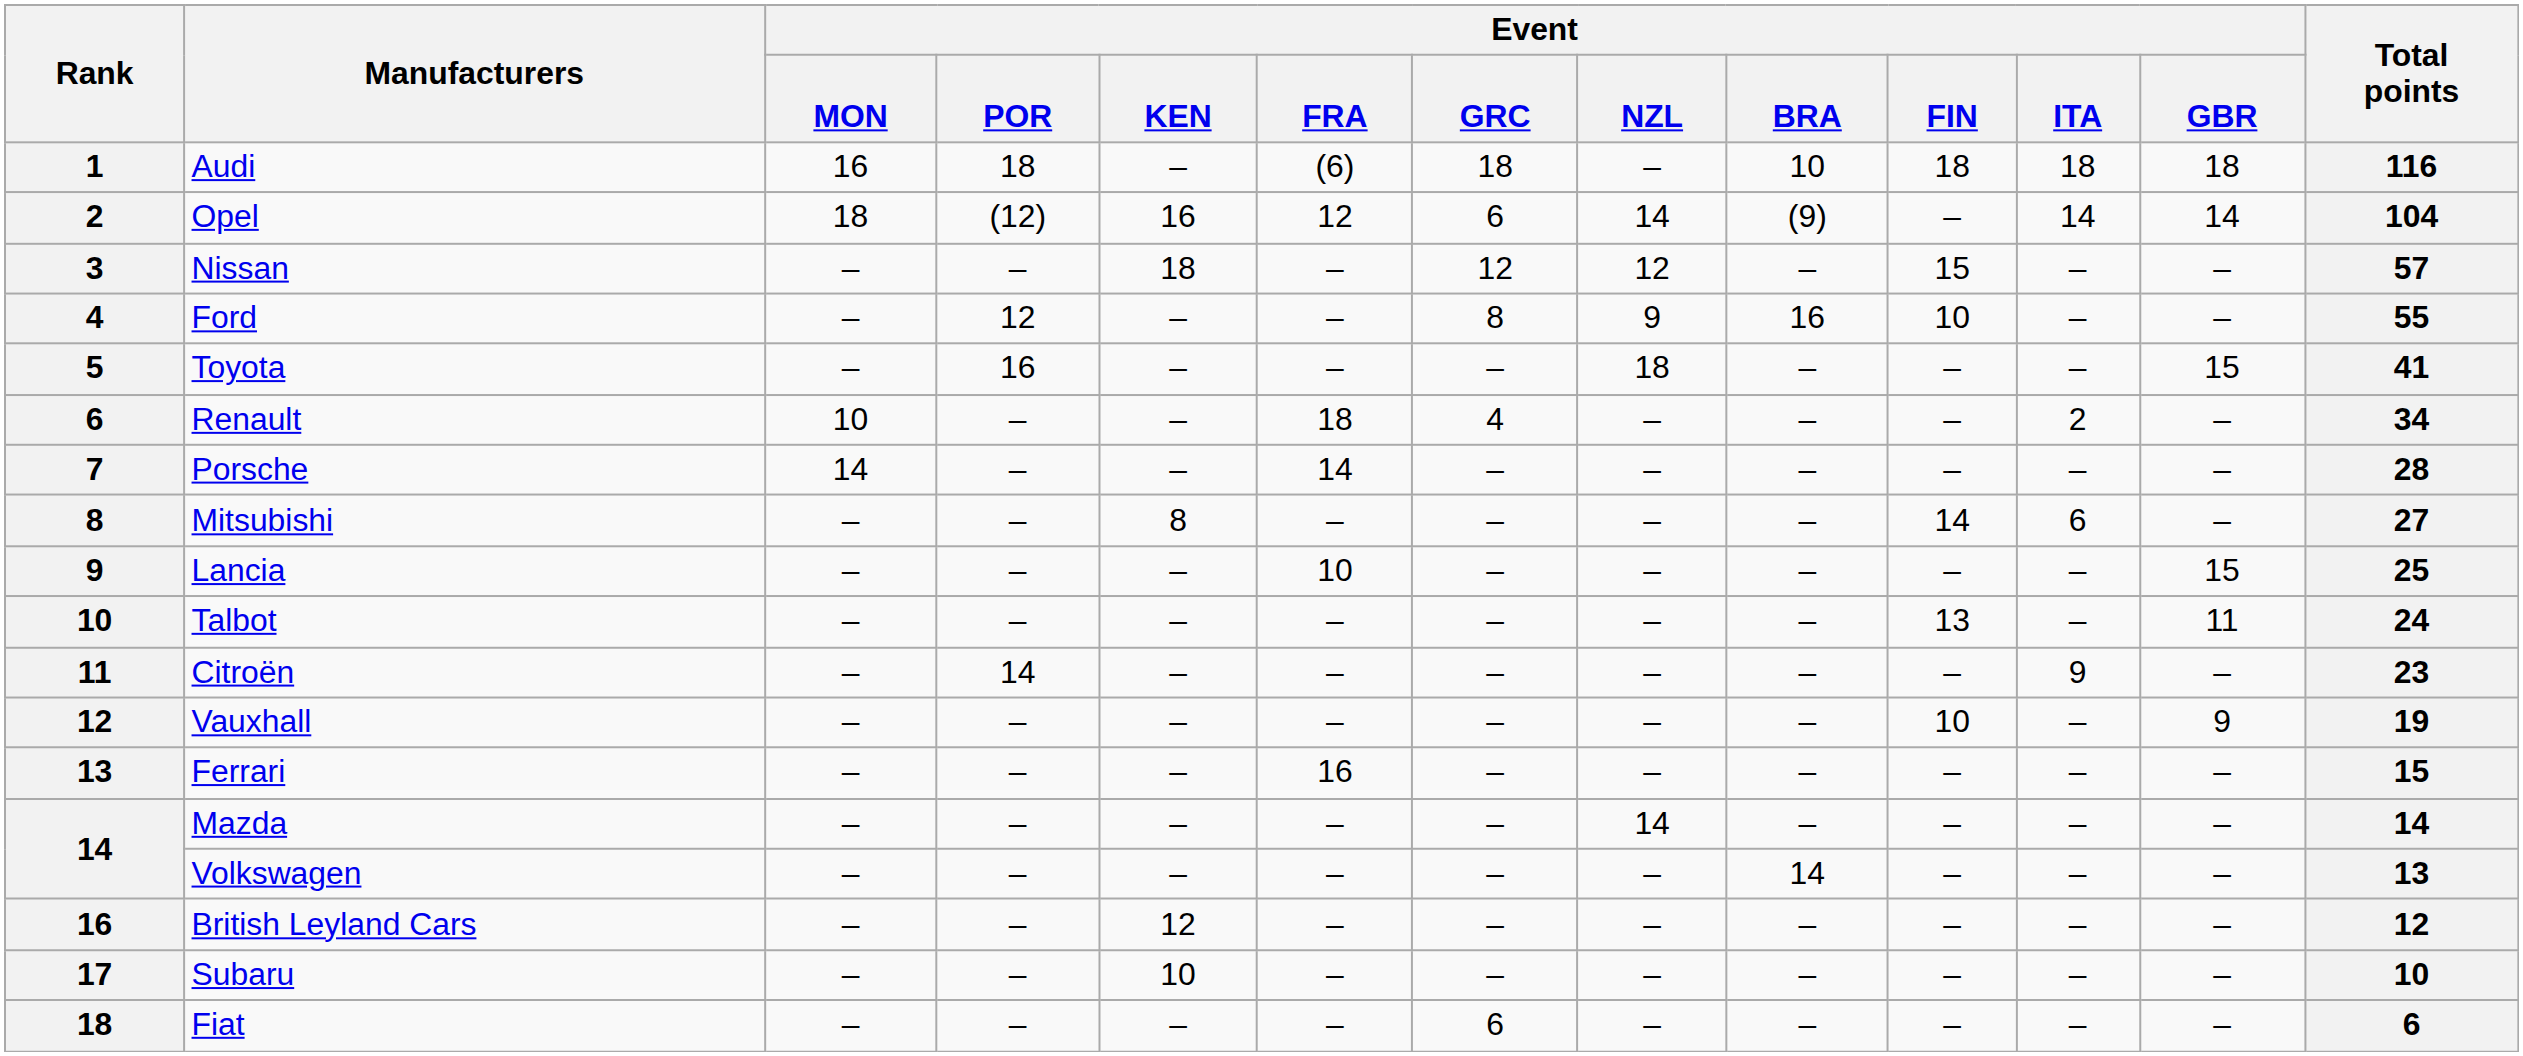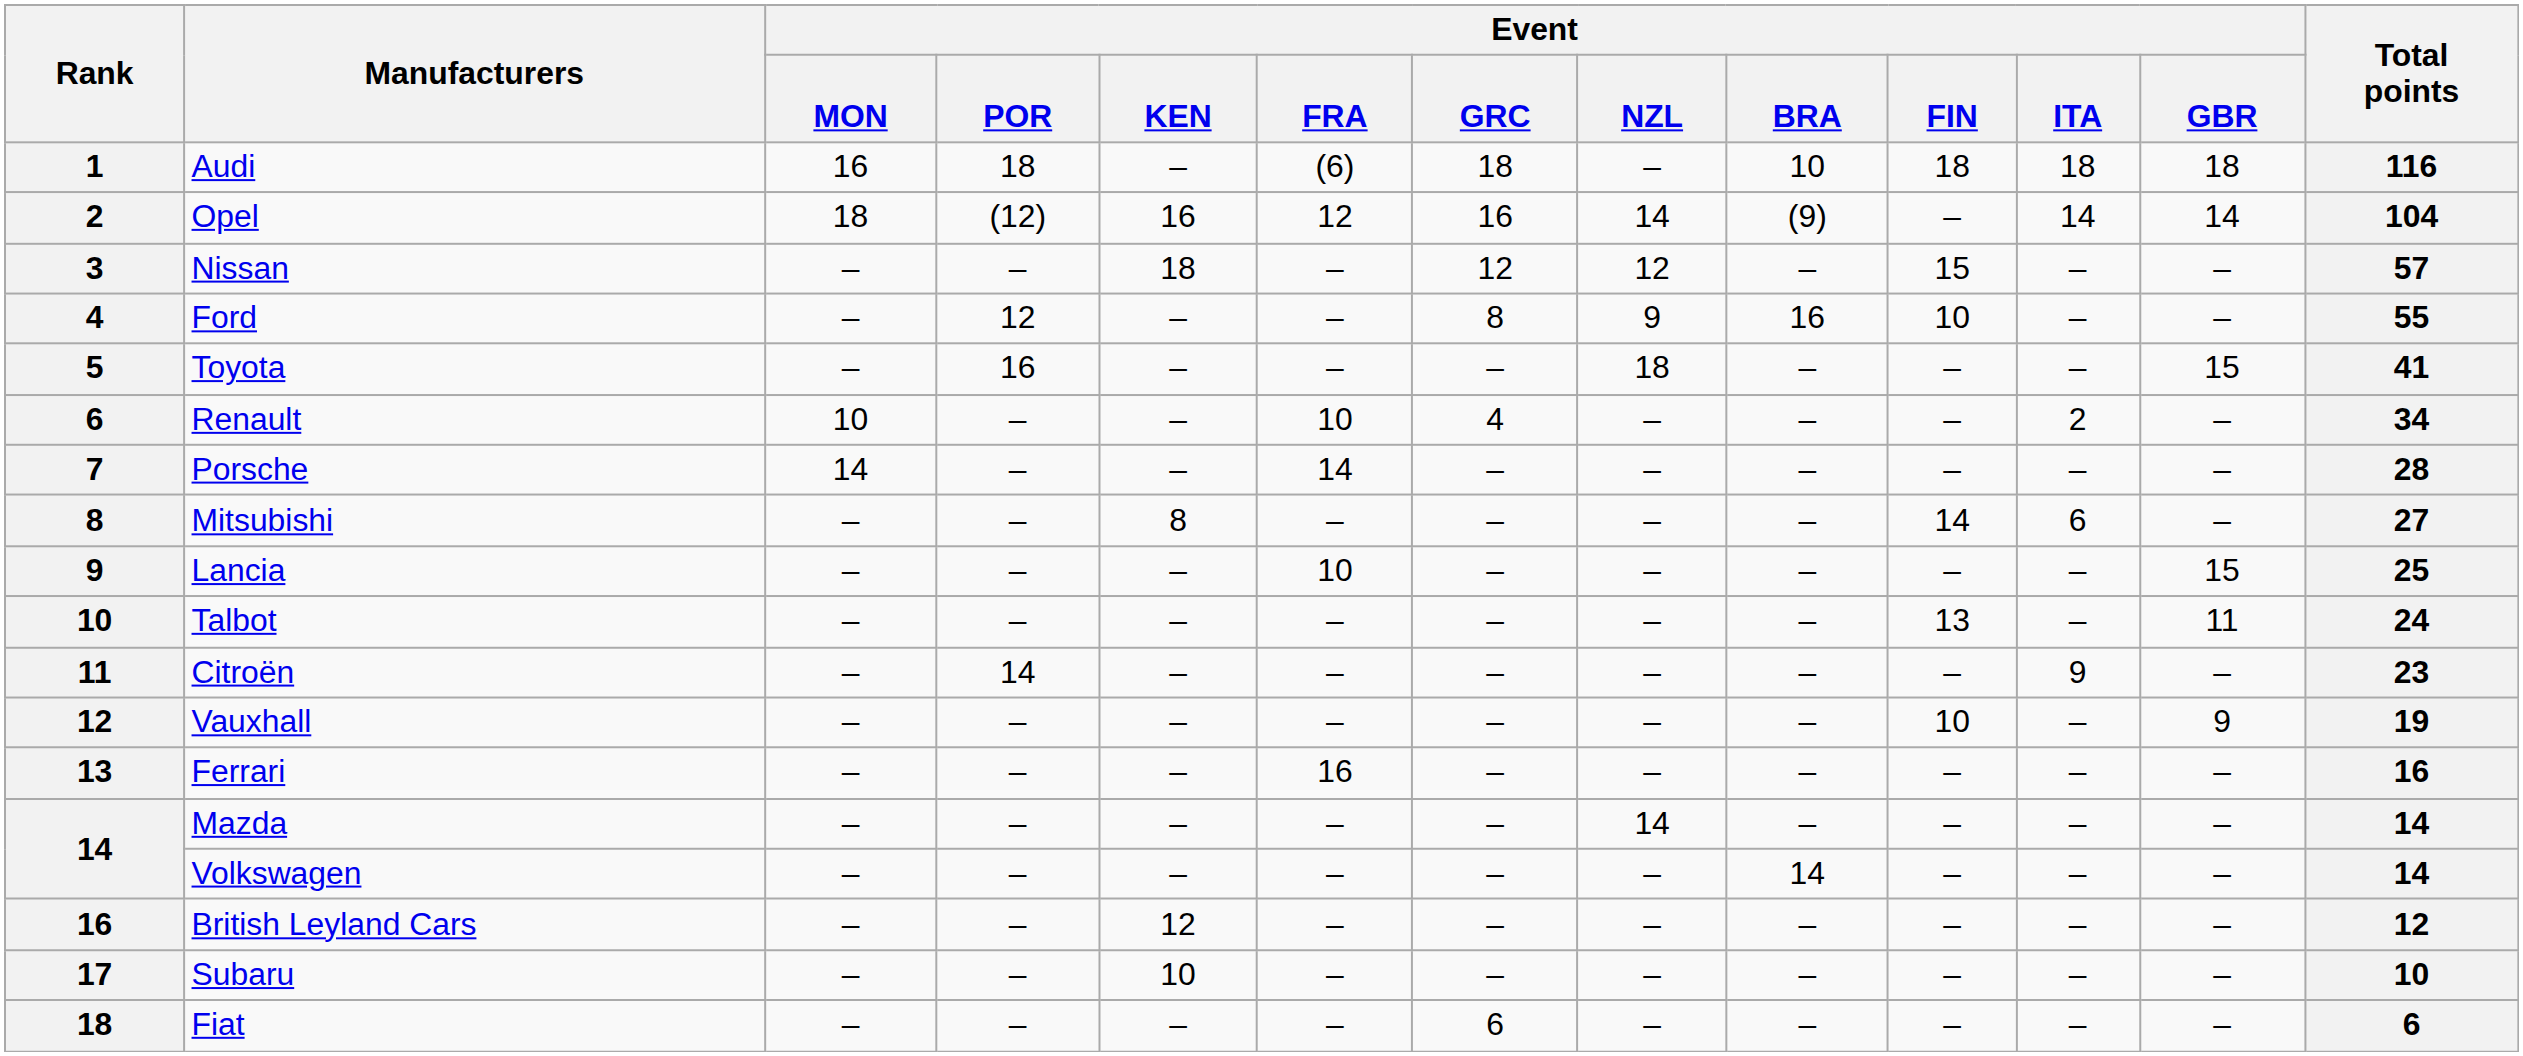(1495, 217) 6 -> (1495, 217) 16
(1335, 419) 18 -> (1335, 419) 10
(2412, 772) 15 -> (2412, 772) 16
(2412, 873) 13 -> (2412, 873) 14
